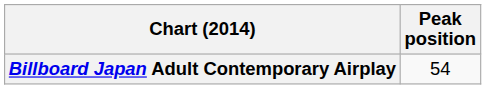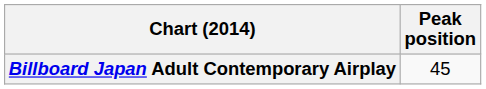(440, 68) 54 -> (440, 68) 45
